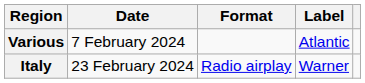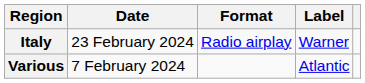rows swapped: (36, 41) <-> (36, 66)
